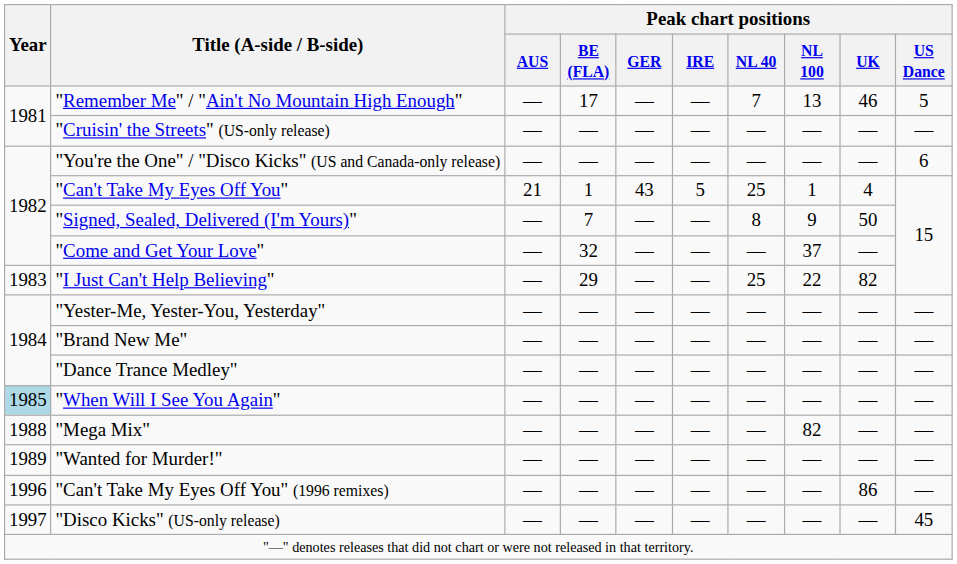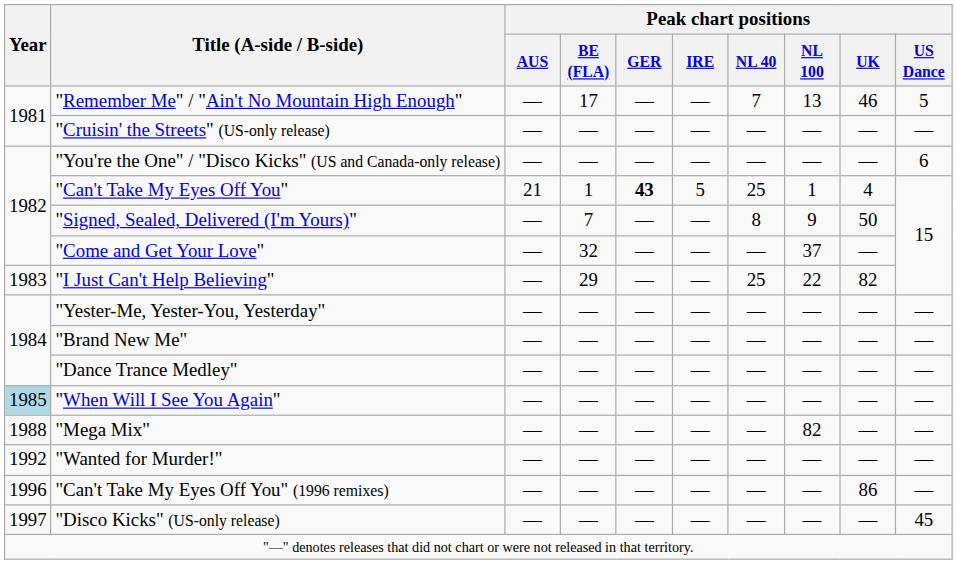(644, 190) normal -> (644, 190) bold
(28, 459) 1989 -> (28, 459) 1992
